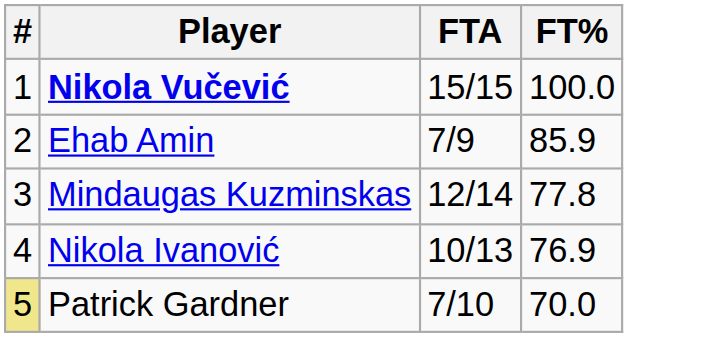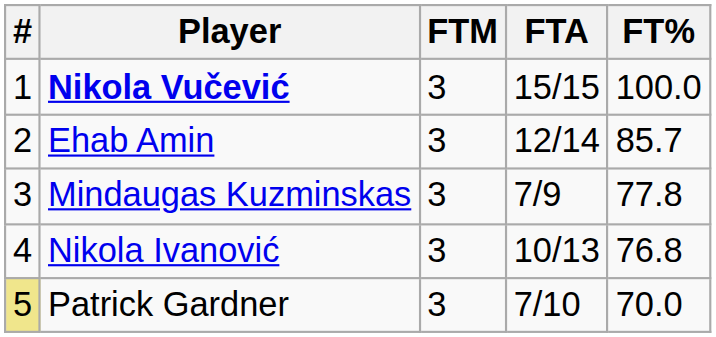+ column: (462, 31)
(451, 140) 7/9 -> (557, 140) 12/14
(563, 140) 85.9 -> (649, 140) 85.7
(470, 195) 12/14 -> (538, 195) 7/9
(563, 250) 76.9 -> (649, 250) 76.8
